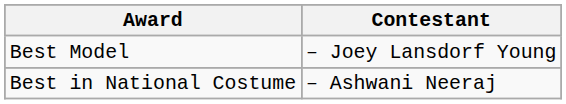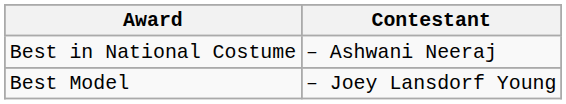rows swapped: (153, 83) <-> (69, 52)
